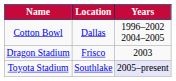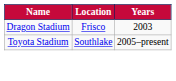- row: (38, 32)
(143, 68) lavender background -> (143, 42) no background
